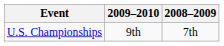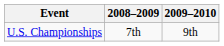columns swapped: (190, 13) <-> (133, 13)
